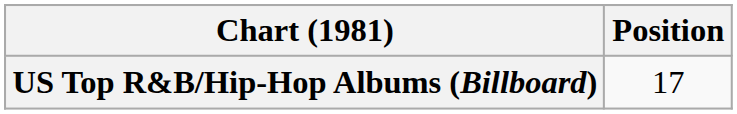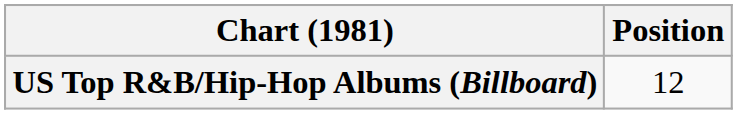(668, 81) 17 -> (668, 81) 12
